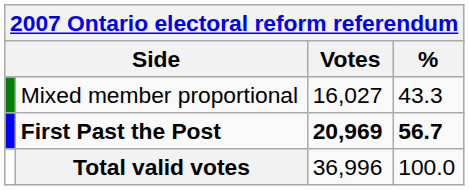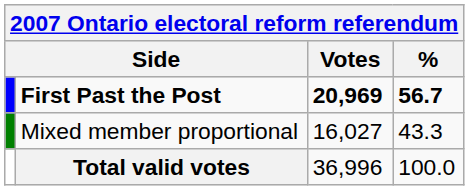rows swapped: (121, 131) <-> (159, 95)
